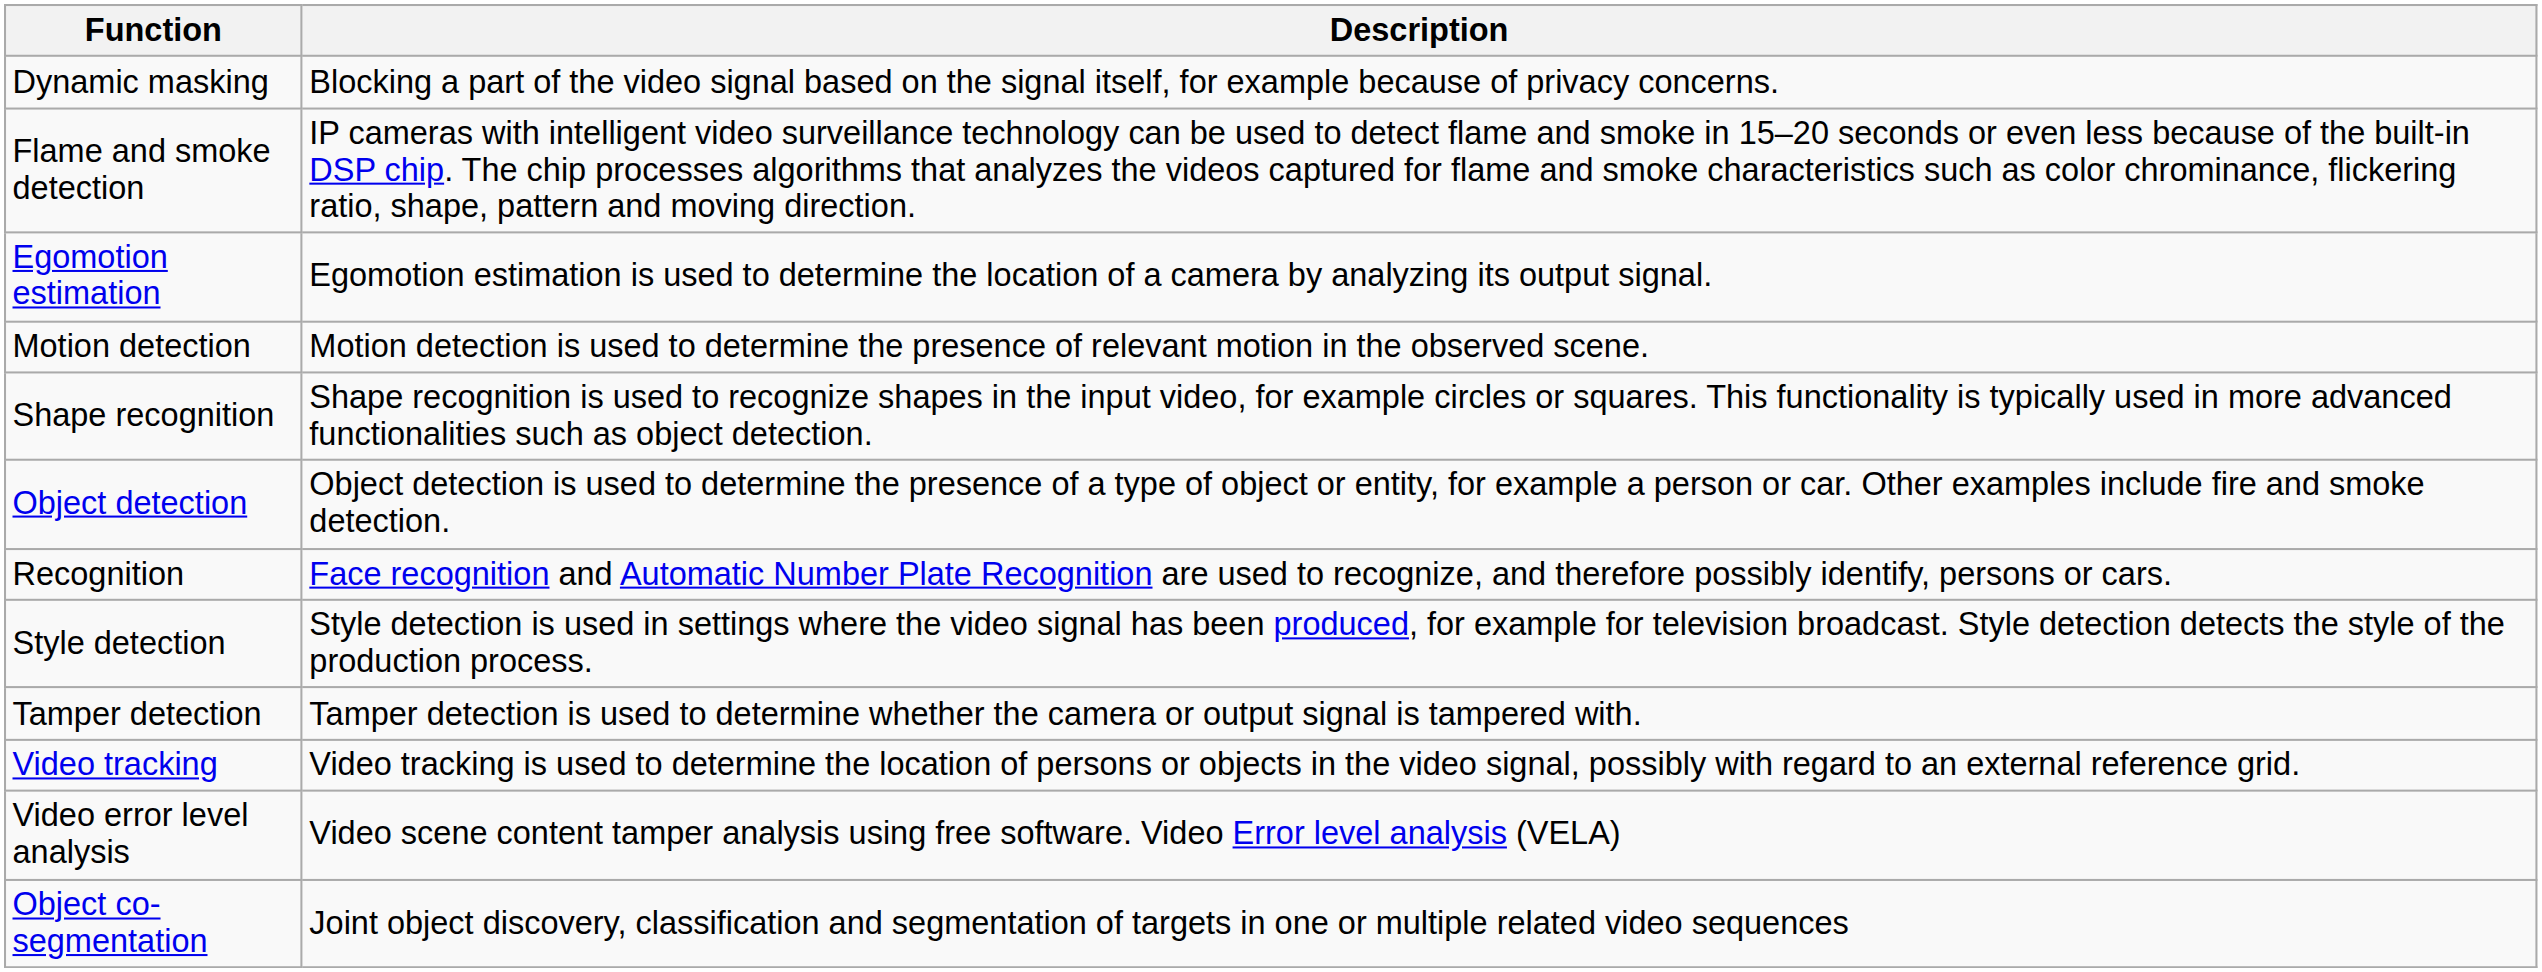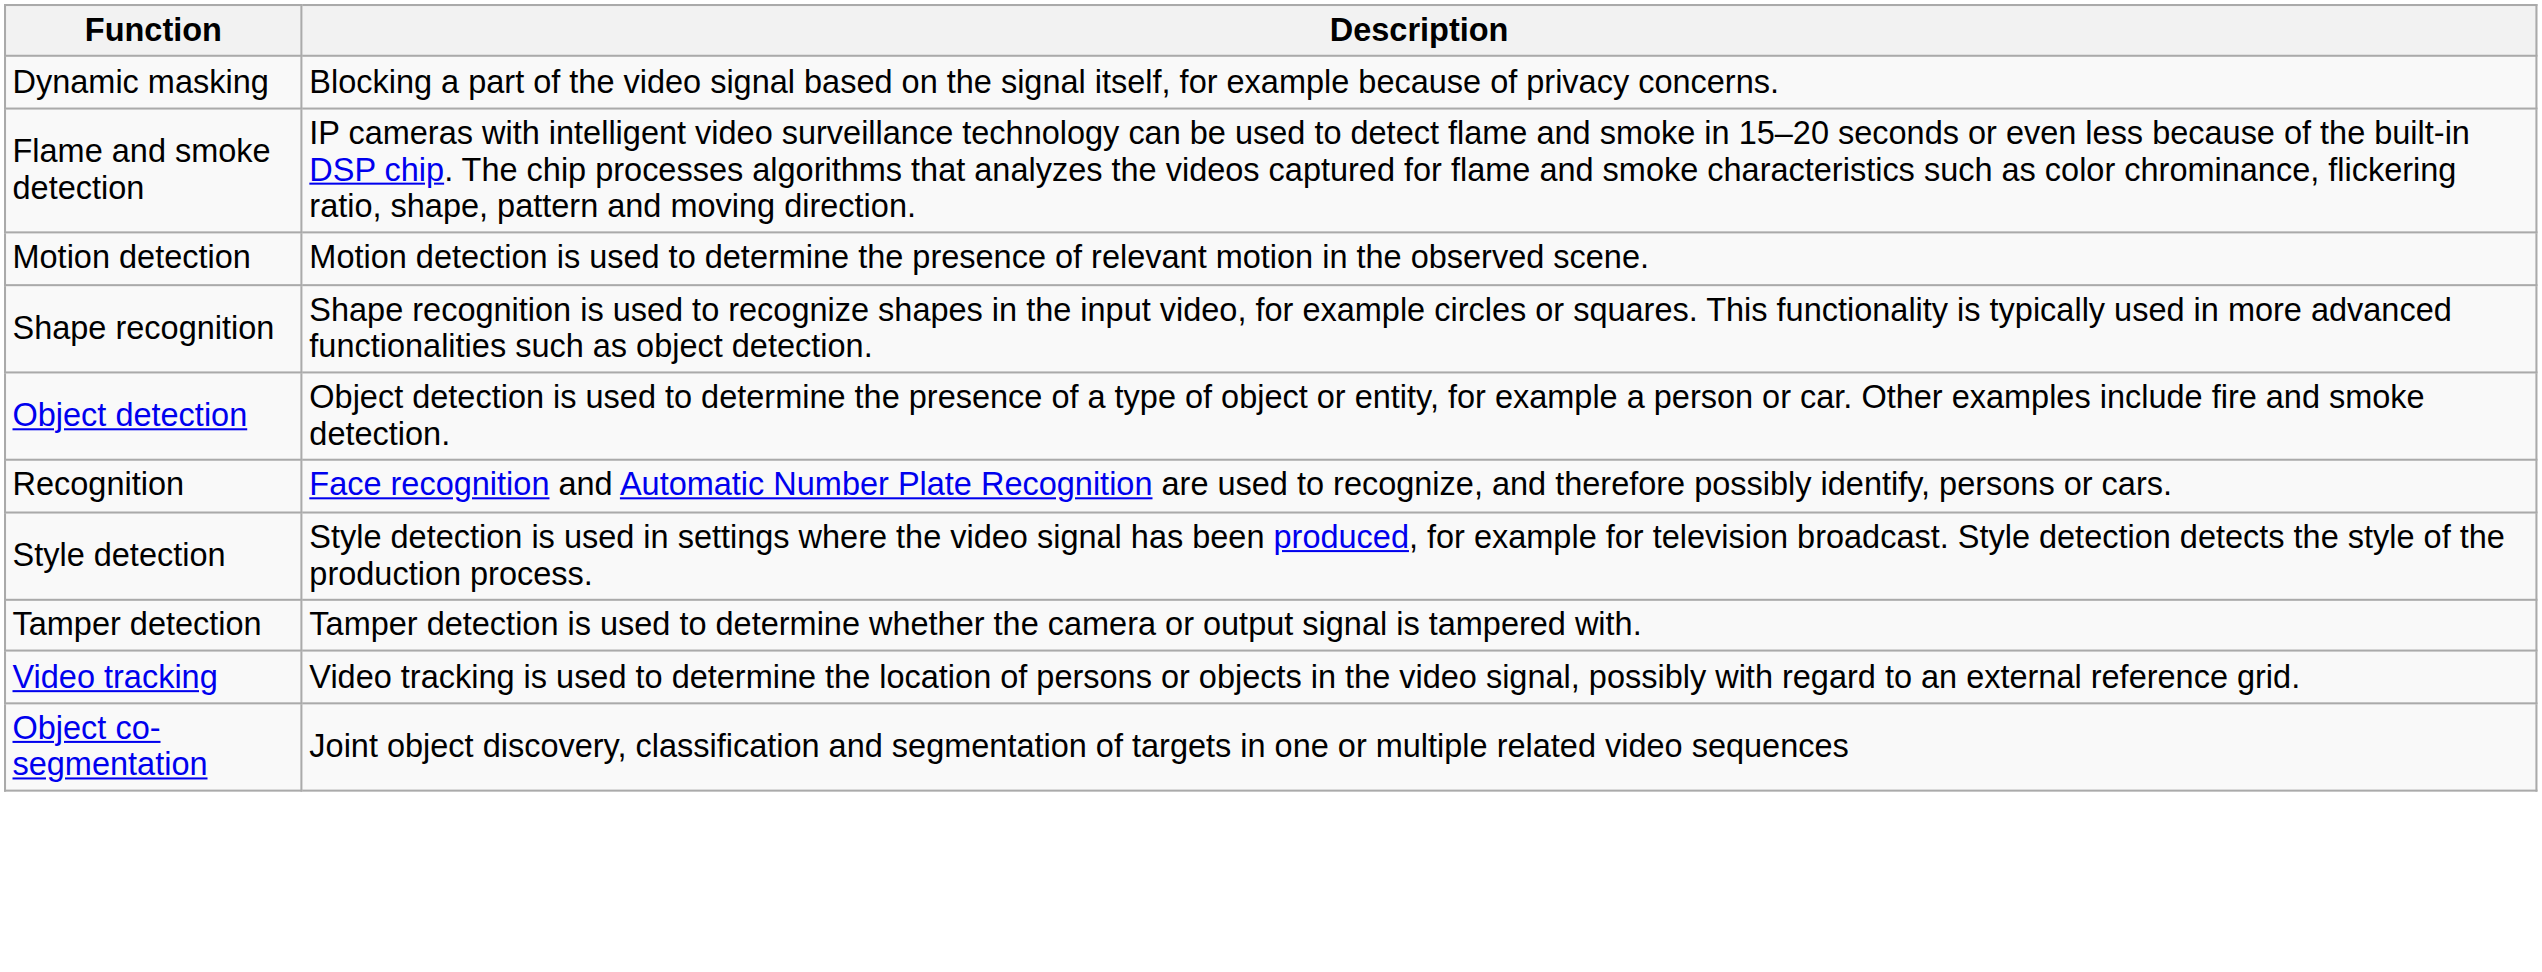- row: (90, 276)
- row: (130, 834)
